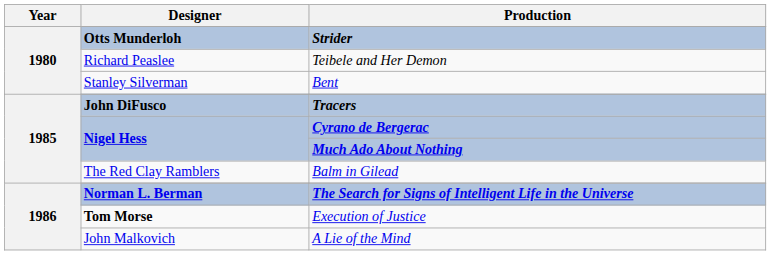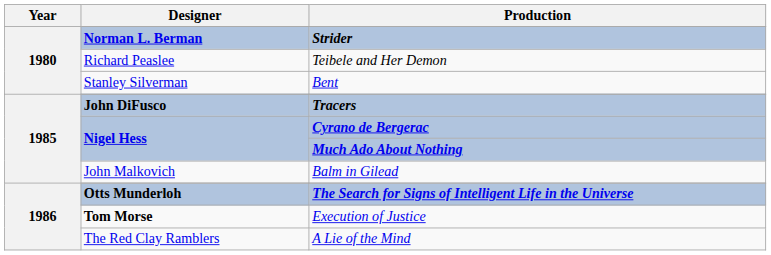(133, 37) Otts Munderloh -> (143, 37) Norman L. Berman
(152, 171) The Red Clay Ramblers -> (129, 171) John Malkovich
(143, 194) Norman L. Berman -> (133, 194) Otts Munderloh
(129, 238) John Malkovich -> (152, 238) The Red Clay Ramblers
